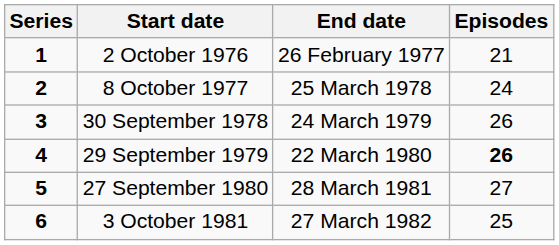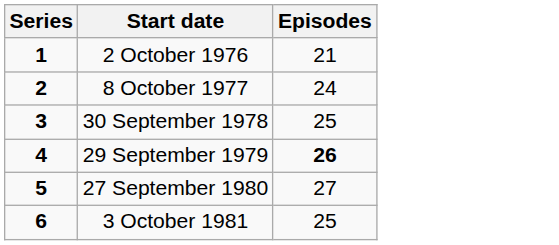- column: (361, 21)
(501, 121) 26 -> (325, 121) 25
